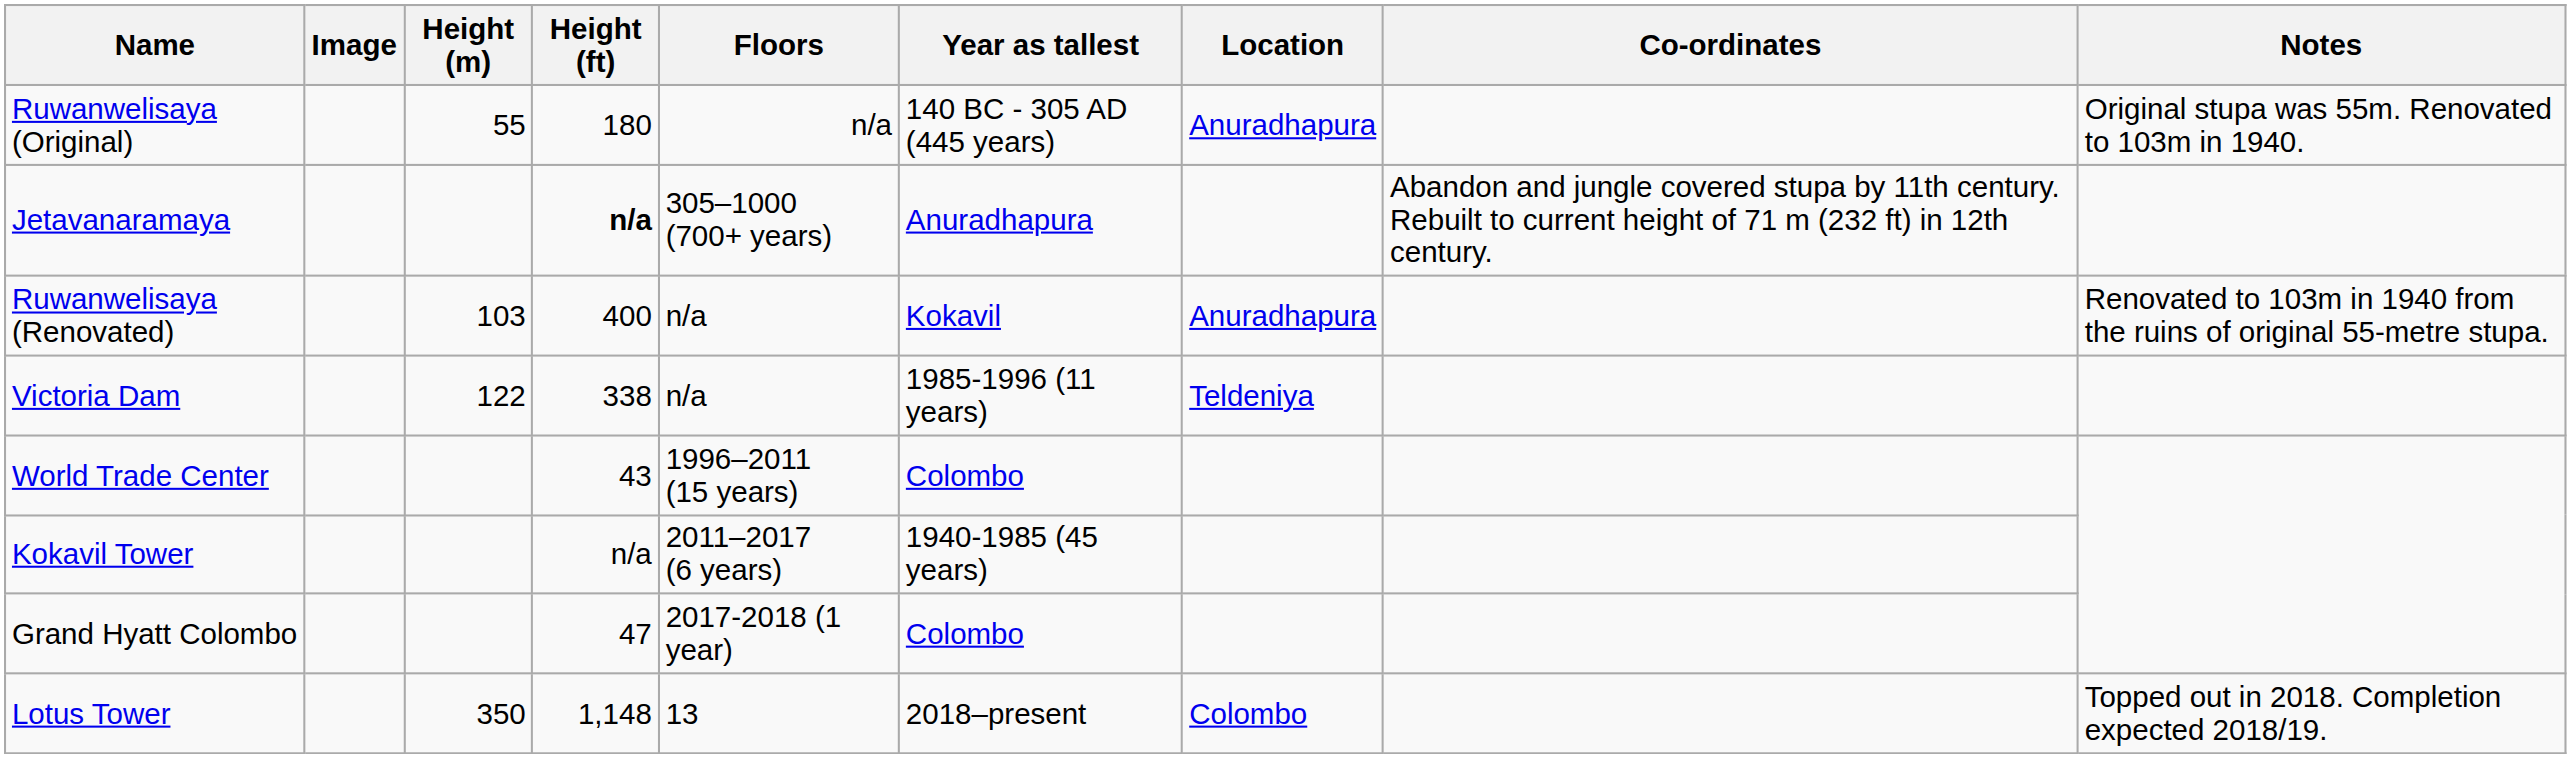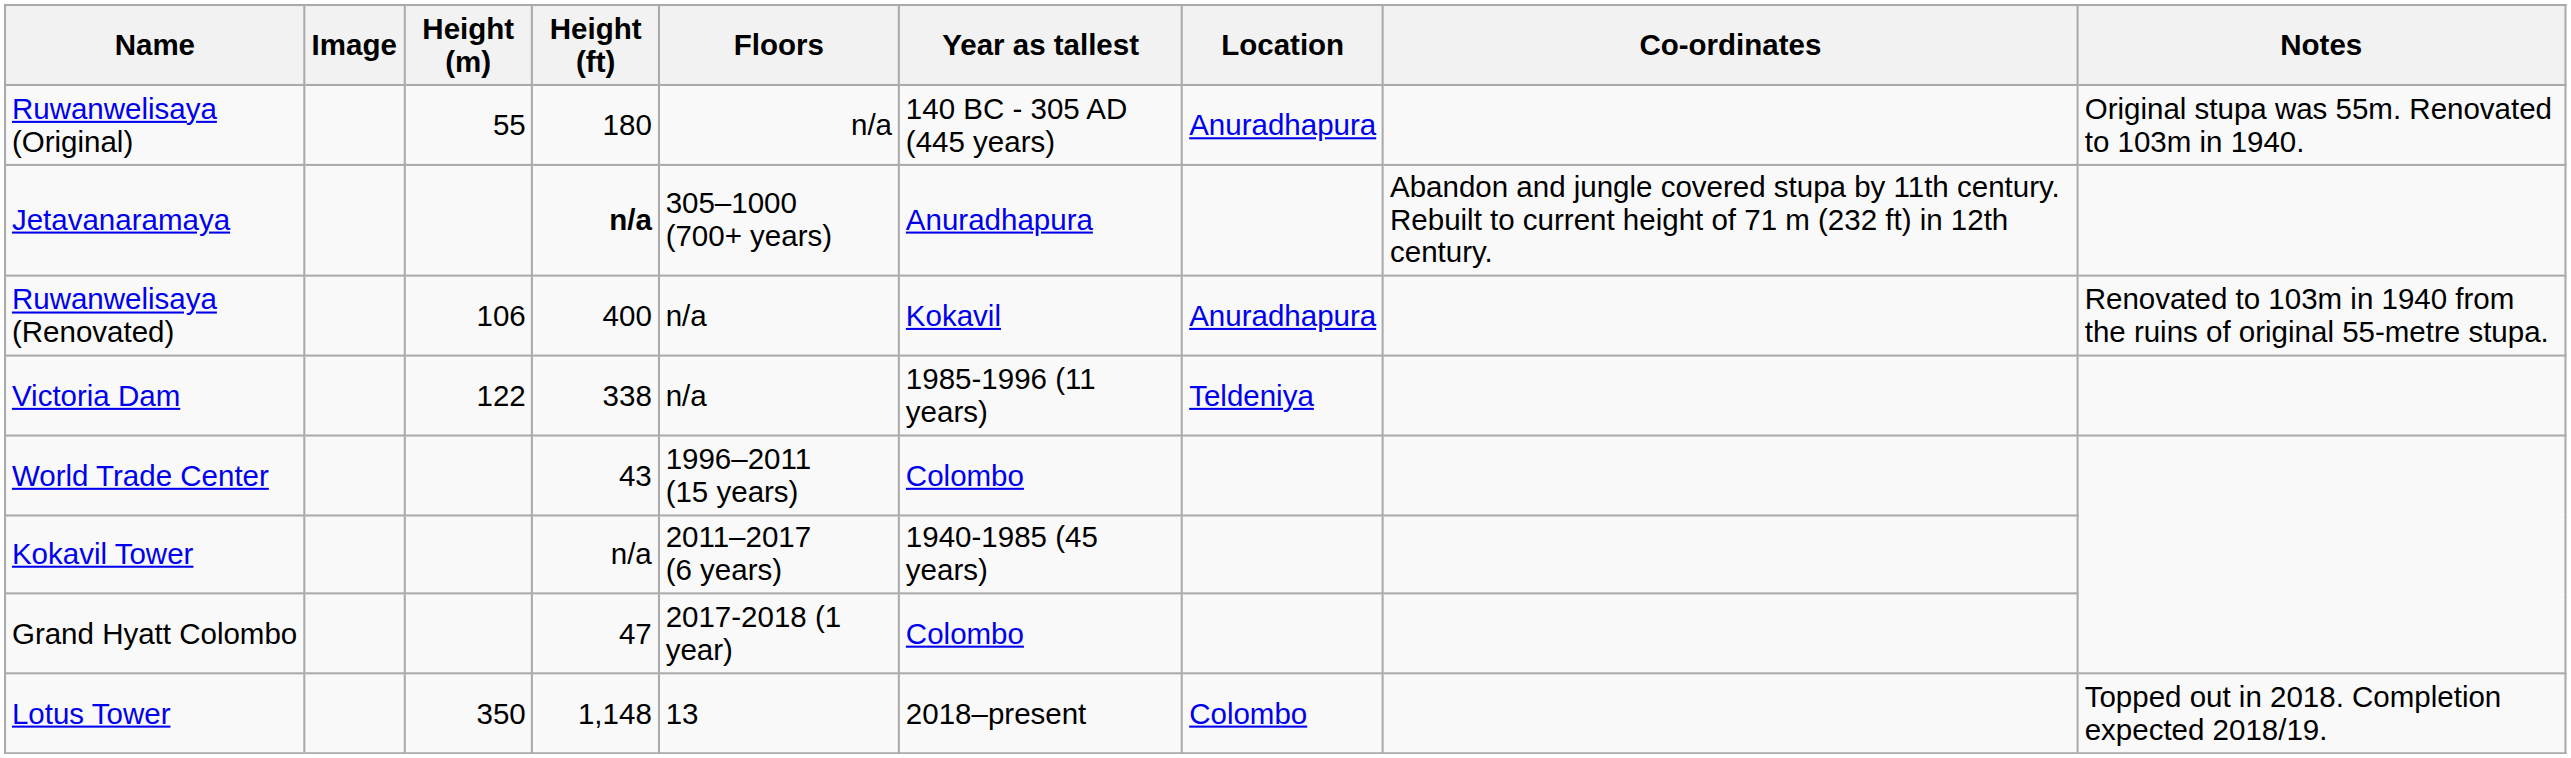(501, 316) 103 -> (501, 316) 106
